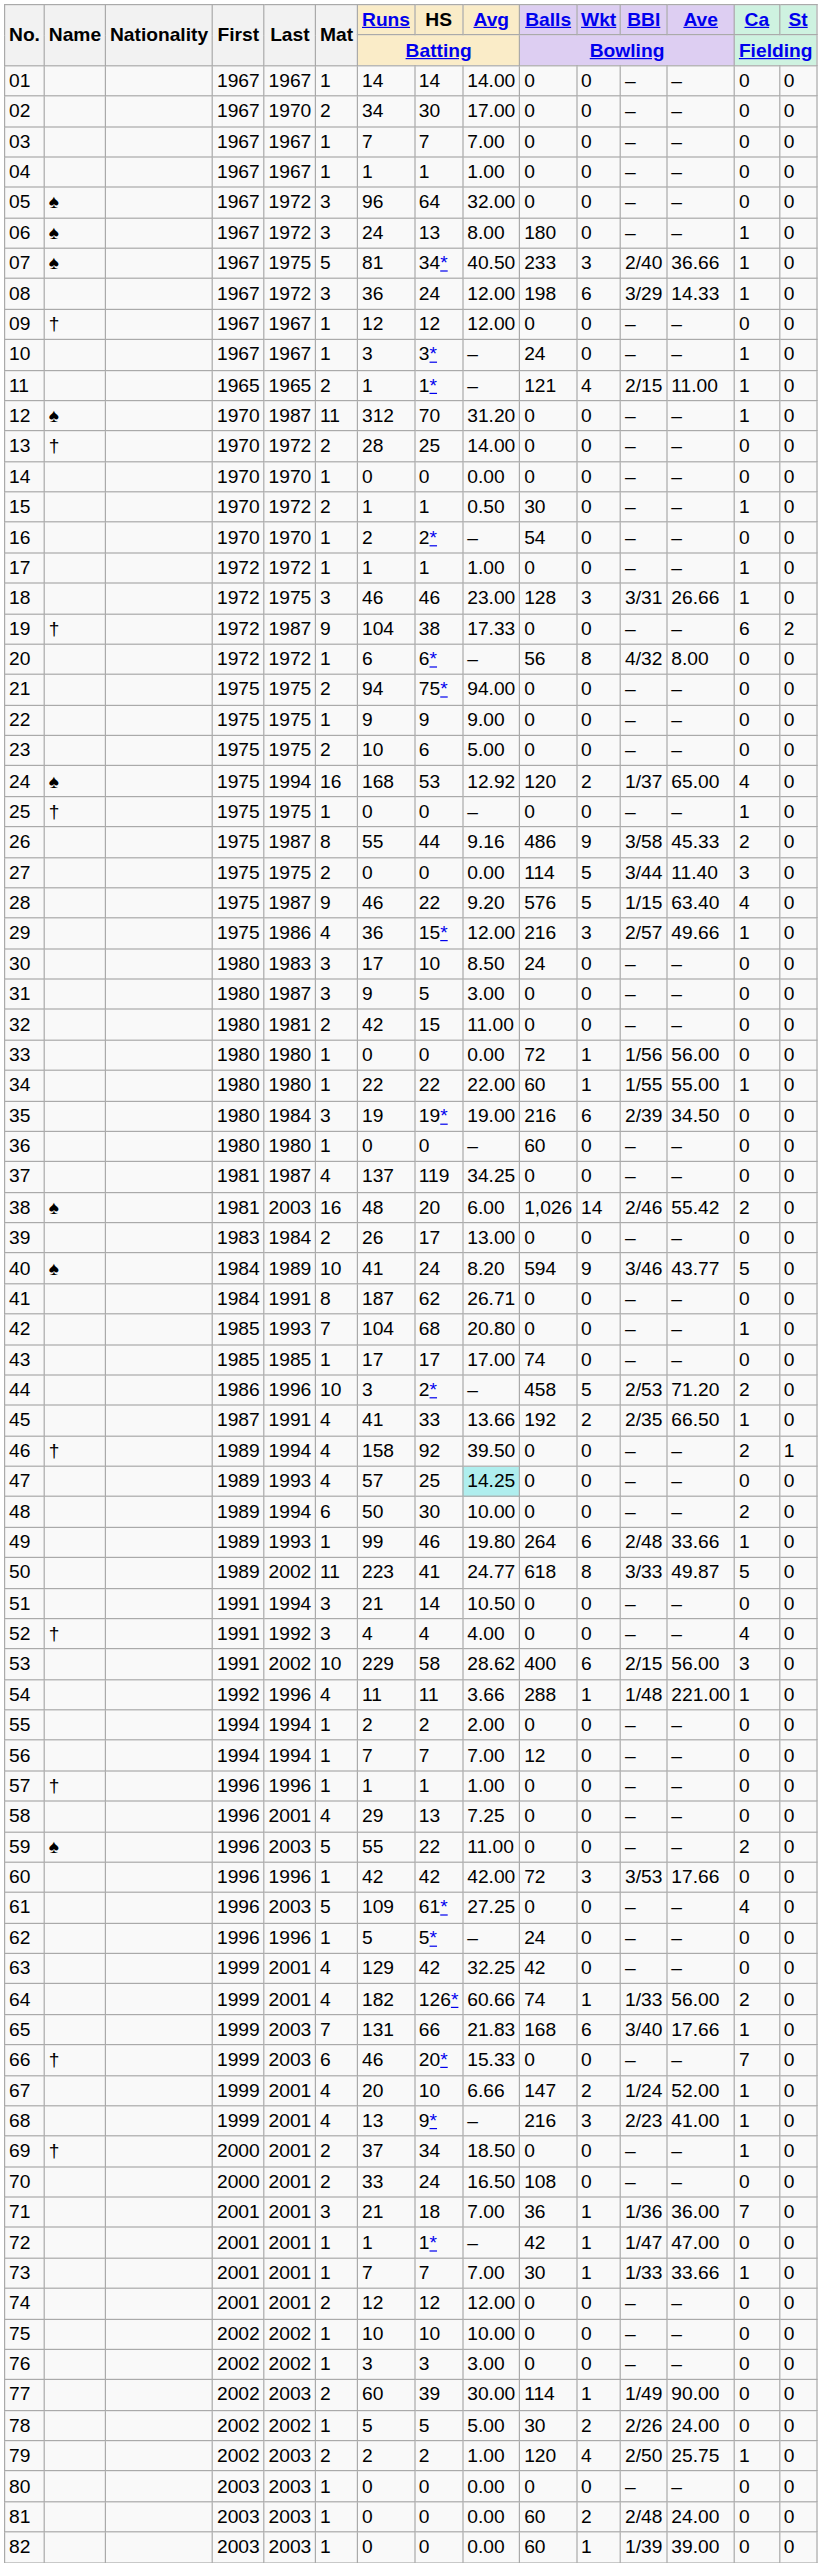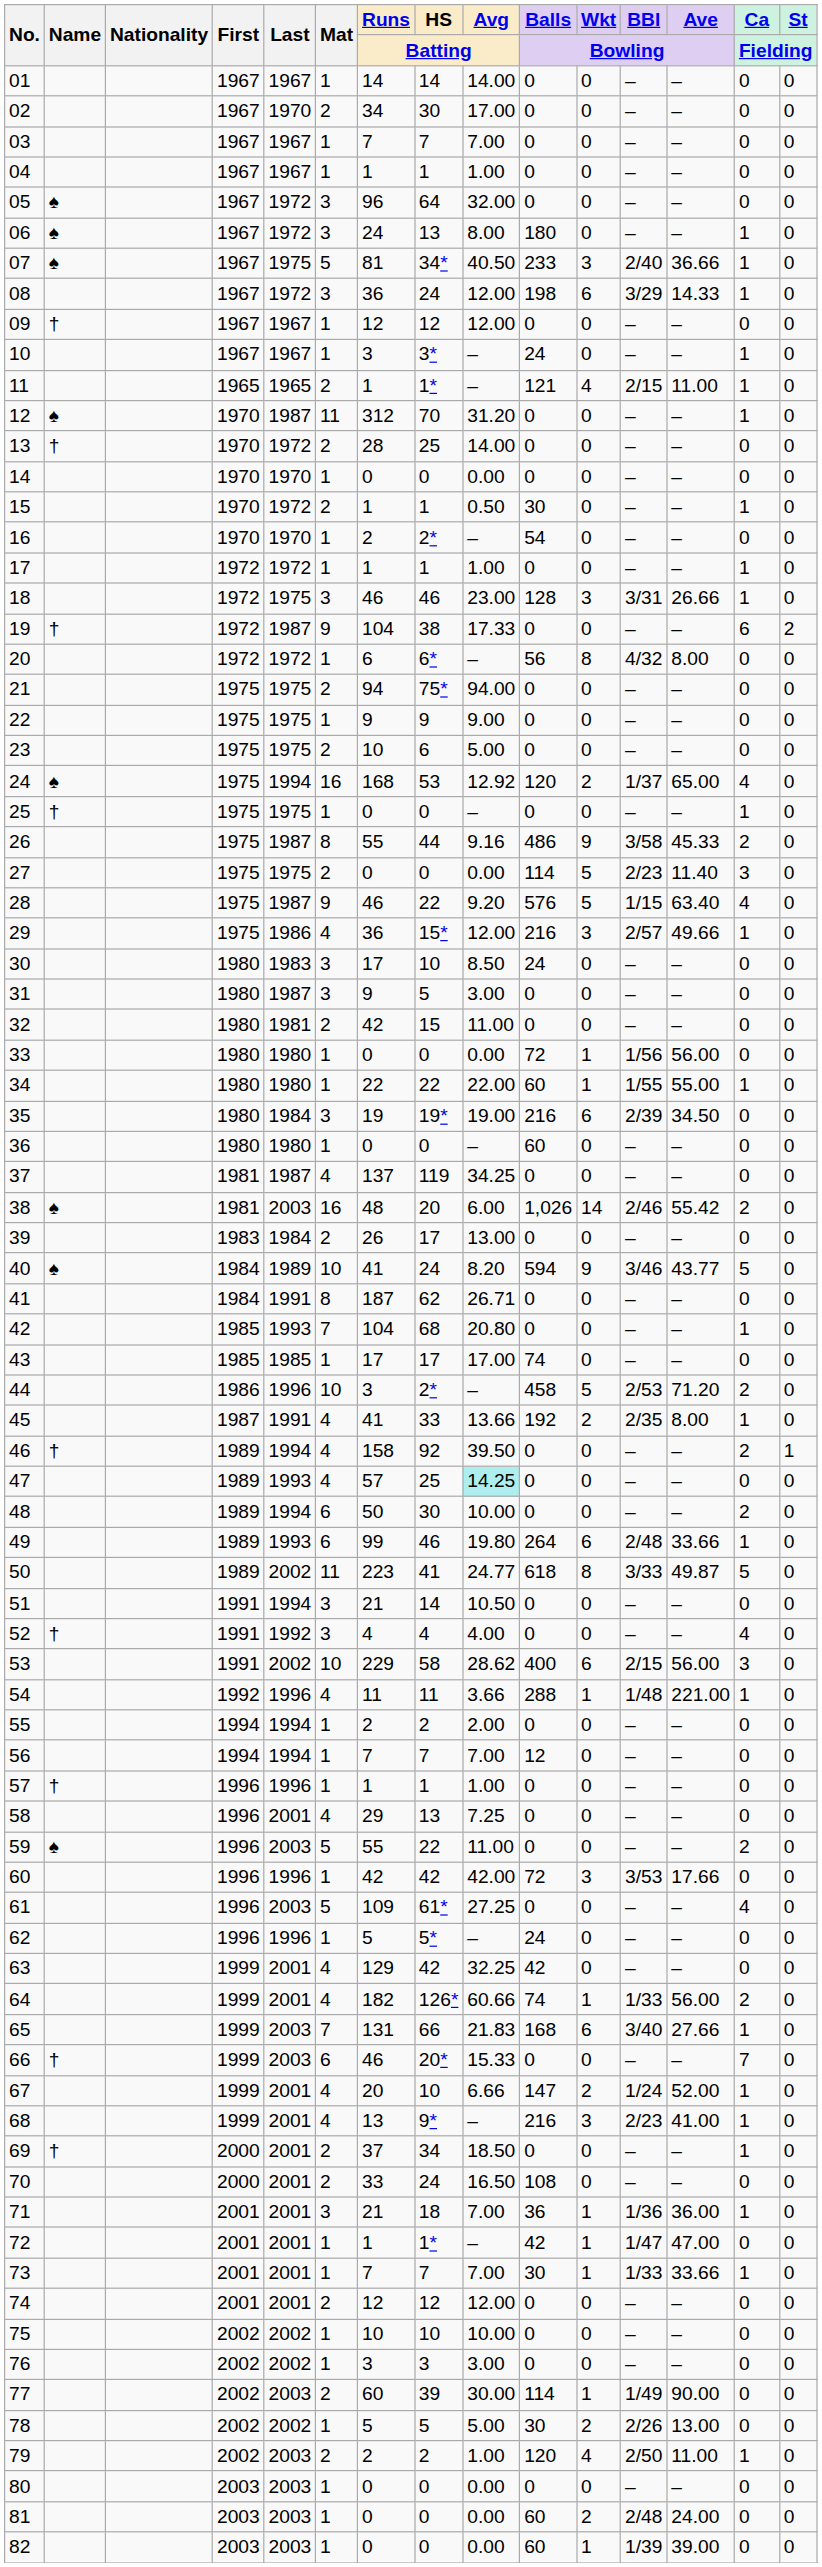(644, 872) 3/44 -> (644, 872) 2/23
(695, 1420) 66.50 -> (690, 1420) 8.00
(325, 1542) 1 -> (325, 1542) 6
(695, 2029) 17.66 -> (695, 2029) 27.66
(744, 2212) 7 -> (744, 2212) 1
(695, 2425) 24.00 -> (695, 2425) 13.00
(695, 2455) 25.75 -> (695, 2455) 11.00
